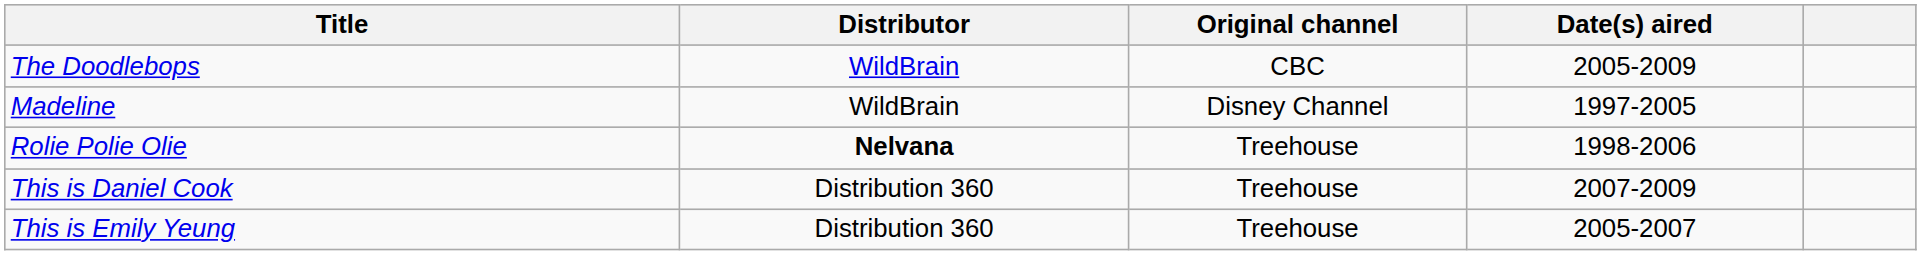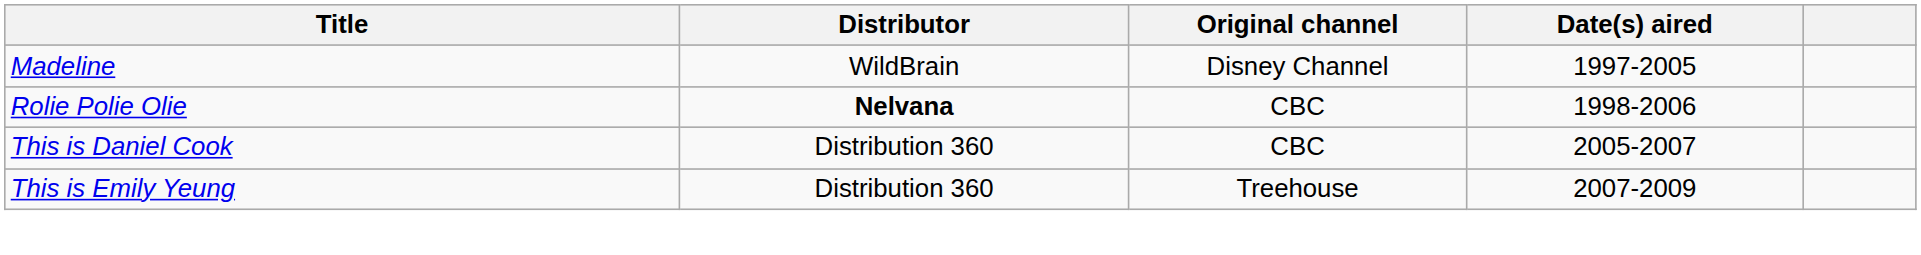- row: (105, 65)
(1298, 147) Treehouse -> (1298, 106) CBC
(1298, 188) Treehouse -> (1298, 147) CBC
(1635, 188) 2007-2009 -> (1635, 147) 2005-2007
(1635, 229) 2005-2007 -> (1635, 188) 2007-2009
